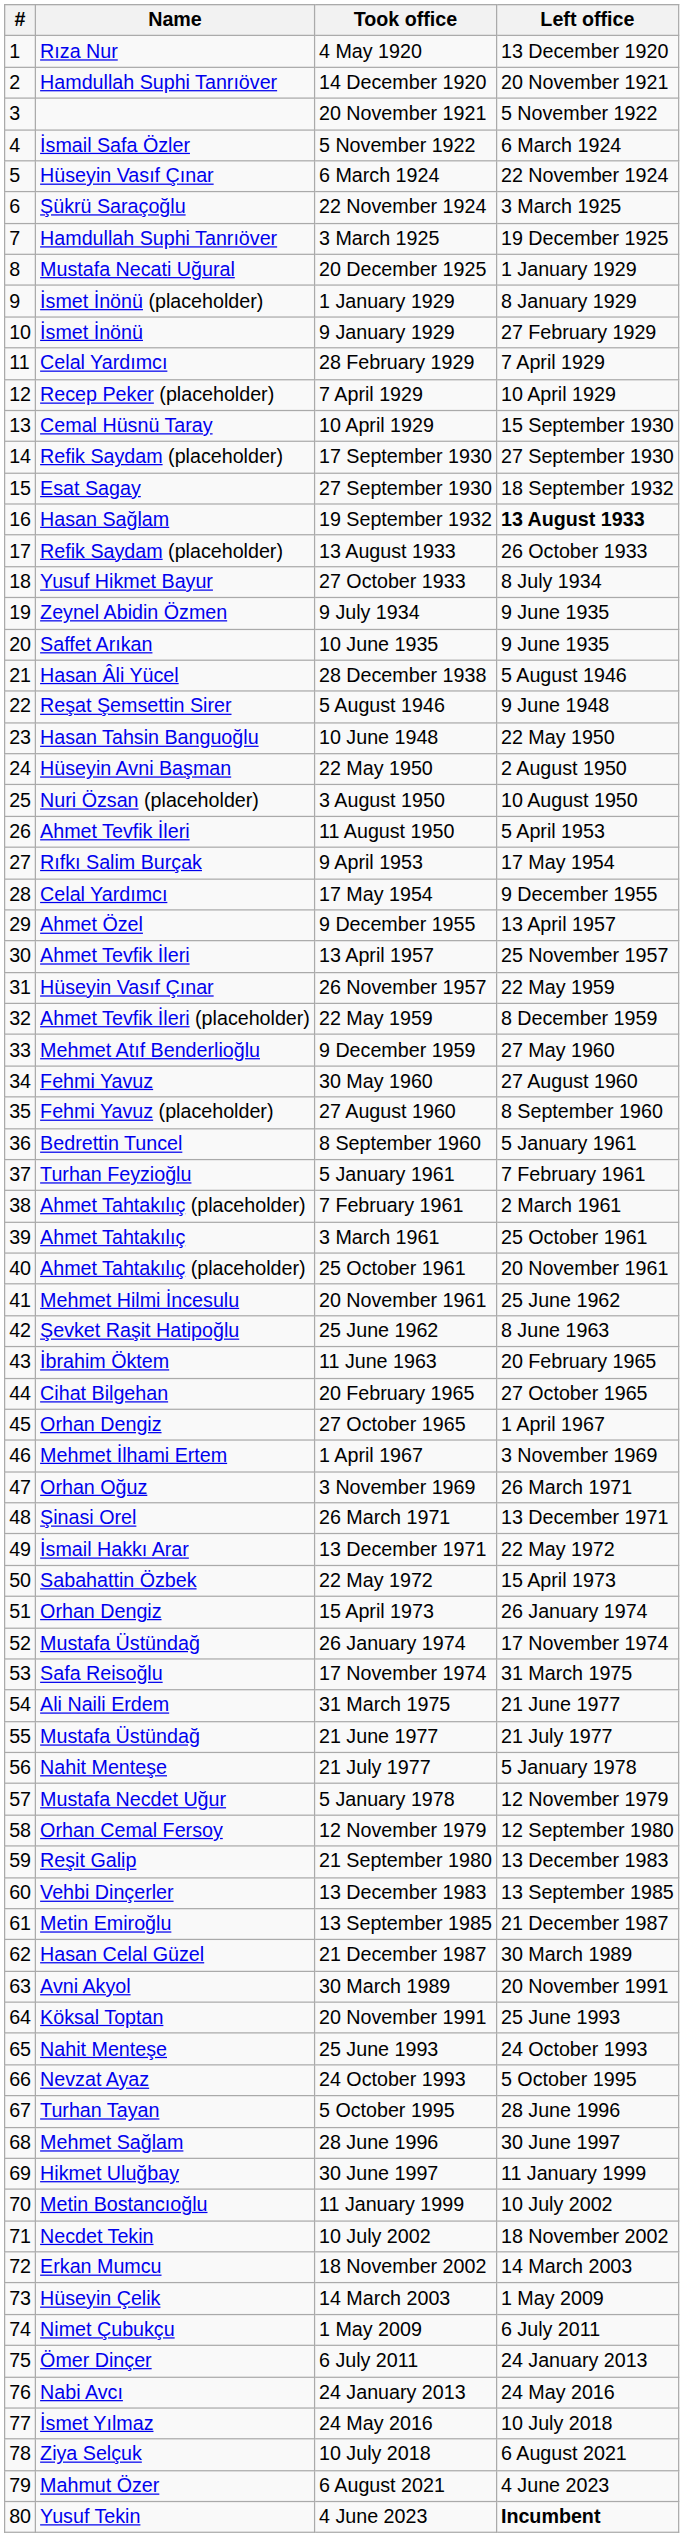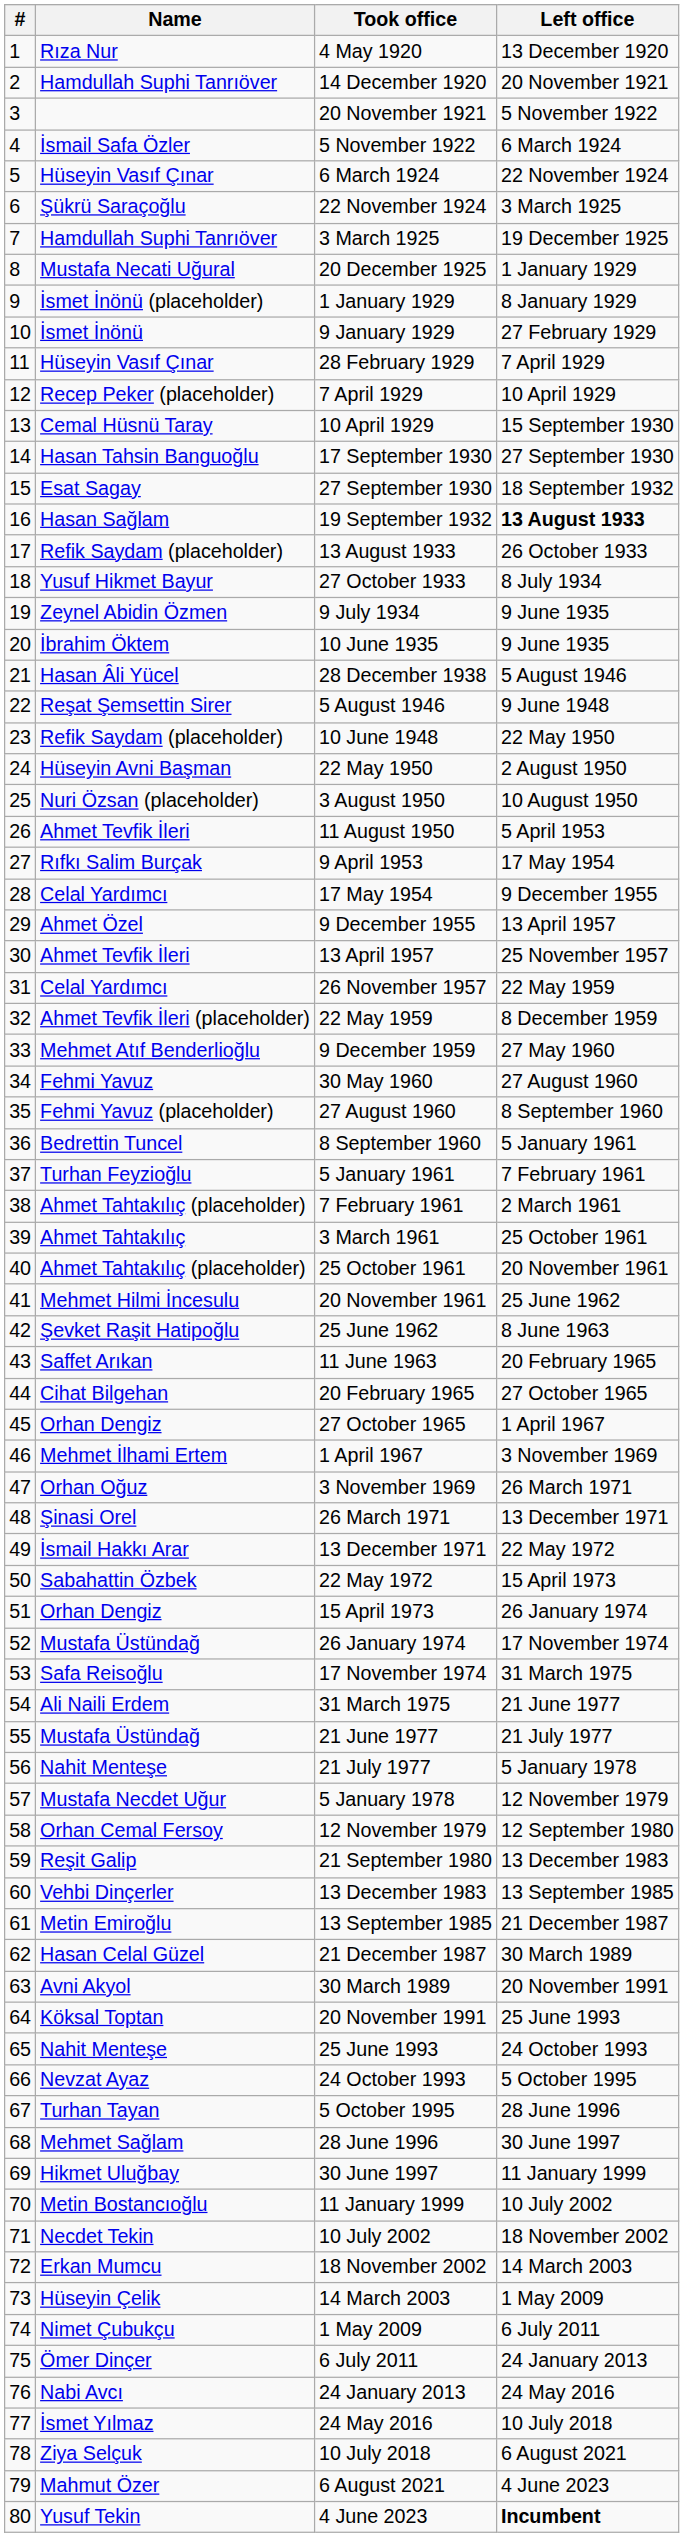(104, 363) Celal Yardımcı -> (127, 363) Hüseyin Vasıf Çınar
(162, 457) Refik Saydam (placeholder) -> (149, 457) Hasan Tahsin Banguoğlu
(96, 644) Saffet Arıkan -> (105, 644) İbrahim Öktem
(149, 737) Hasan Tahsin Banguoğlu -> (162, 737) Refik Saydam (placeholder)
(127, 987) Hüseyin Vasıf Çınar -> (104, 987) Celal Yardımcı
(105, 1362) İbrahim Öktem -> (96, 1362) Saffet Arıkan
